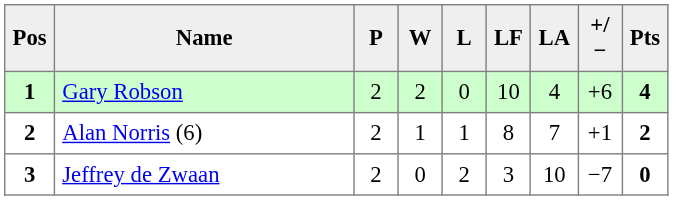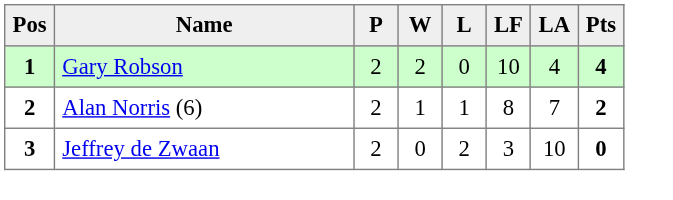- column: (600, 37)
